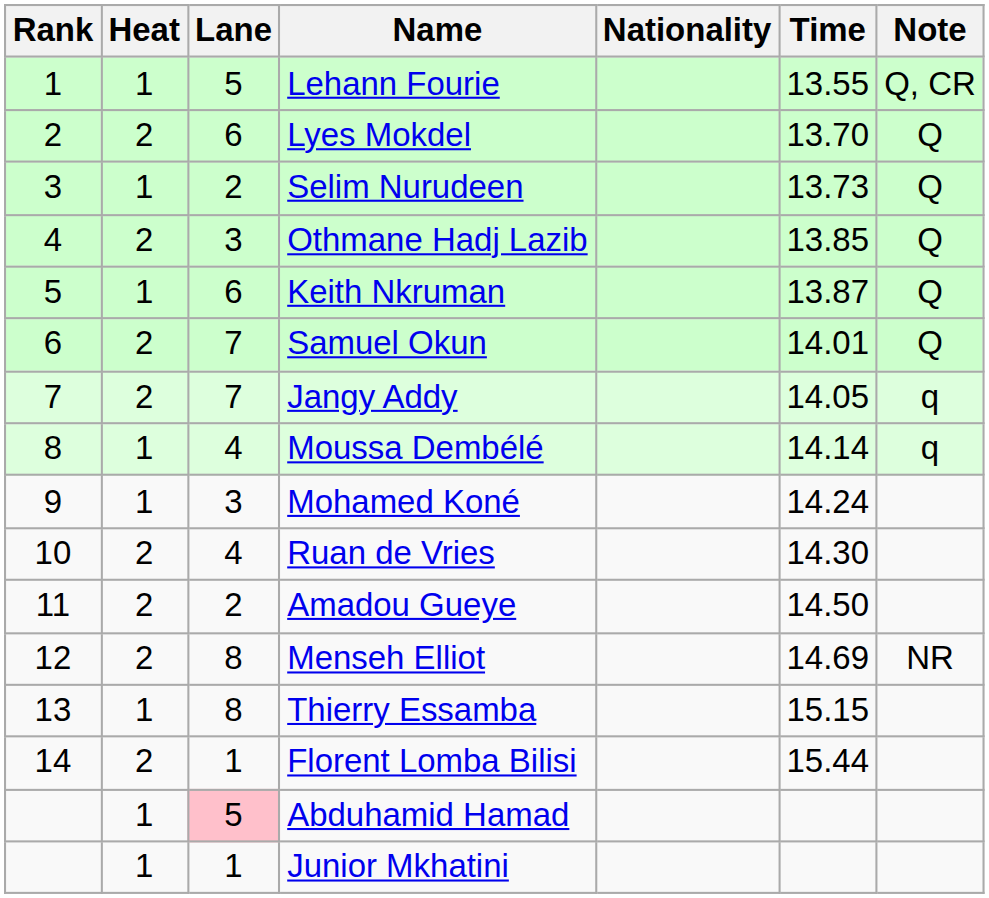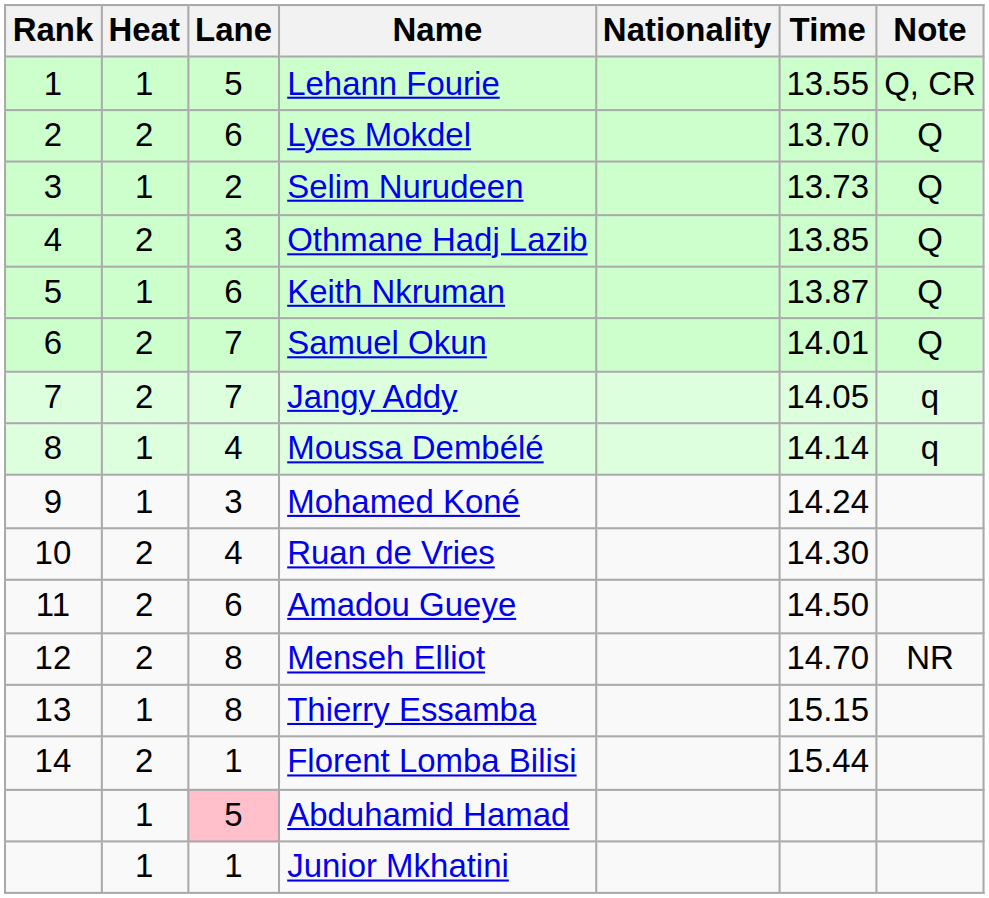(234, 605) 2 -> (234, 605) 6
(828, 657) 14.69 -> (828, 657) 14.70
